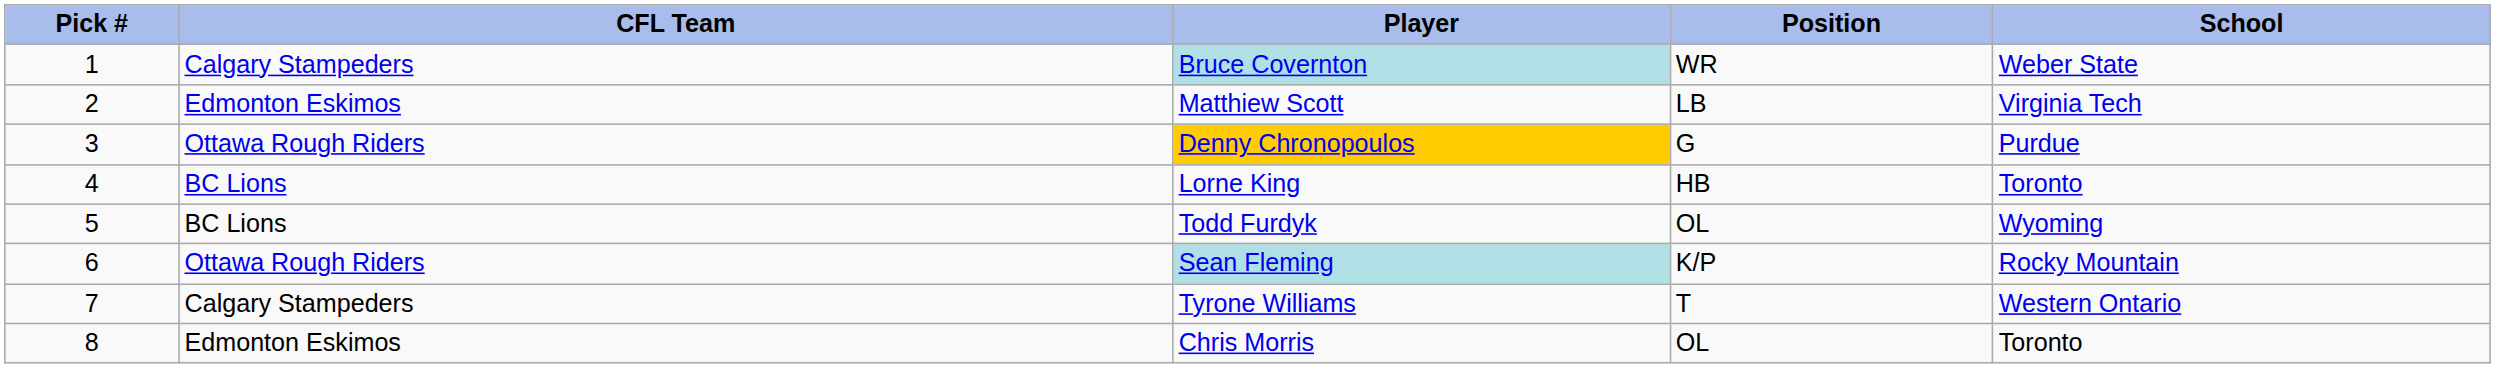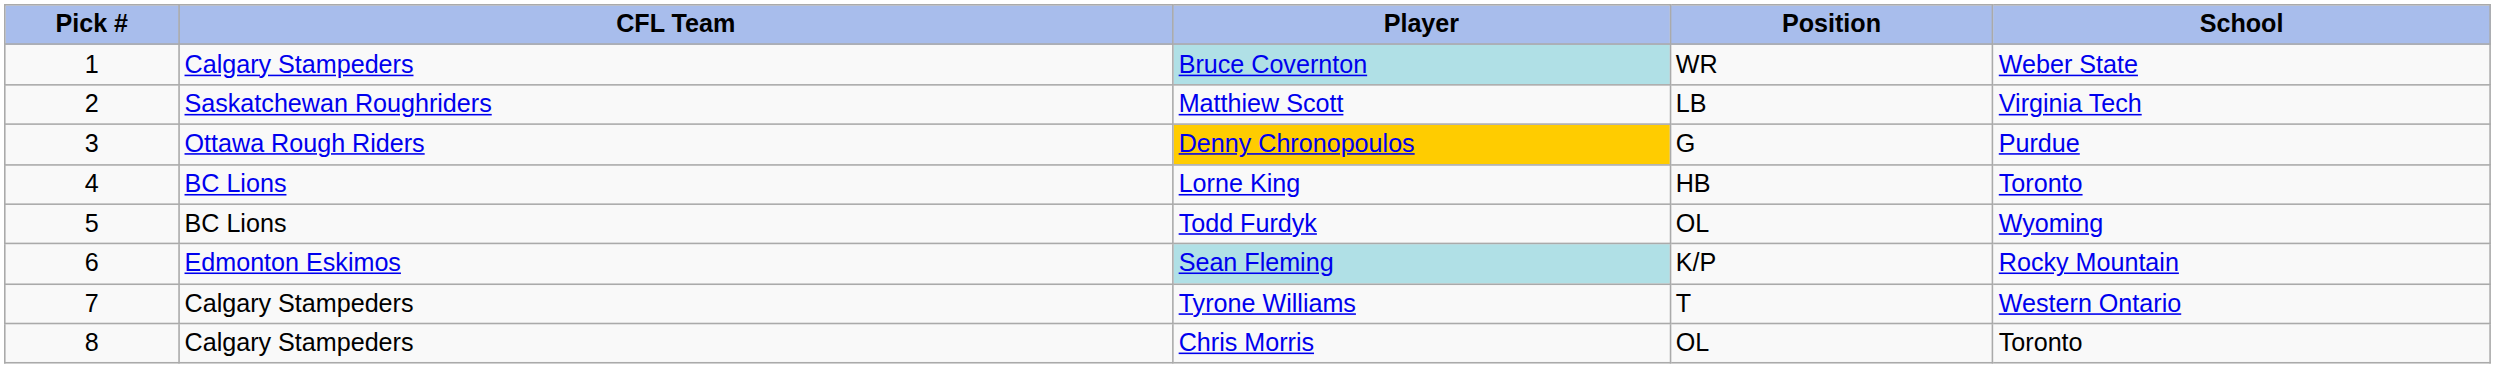(293, 104) Edmonton Eskimos -> (338, 104) Saskatchewan Roughriders
(305, 263) Ottawa Rough Riders -> (293, 263) Edmonton Eskimos
(293, 343) Edmonton Eskimos -> (299, 343) Calgary Stampeders
